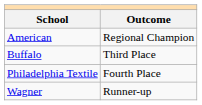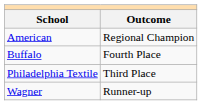(129, 55) Third Place -> (132, 55) Fourth Place
(132, 73) Fourth Place -> (129, 73) Third Place
